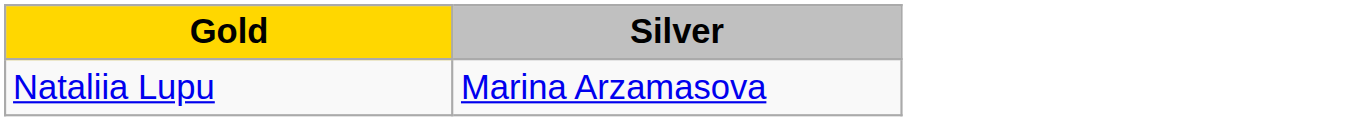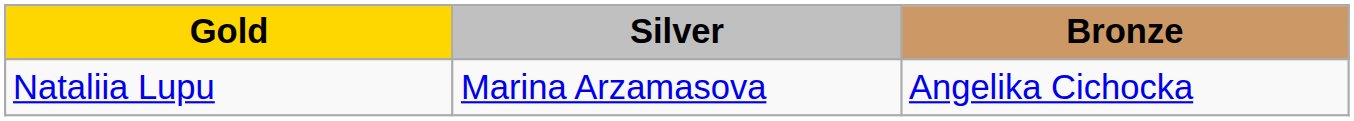+ column: (1125, 31)
